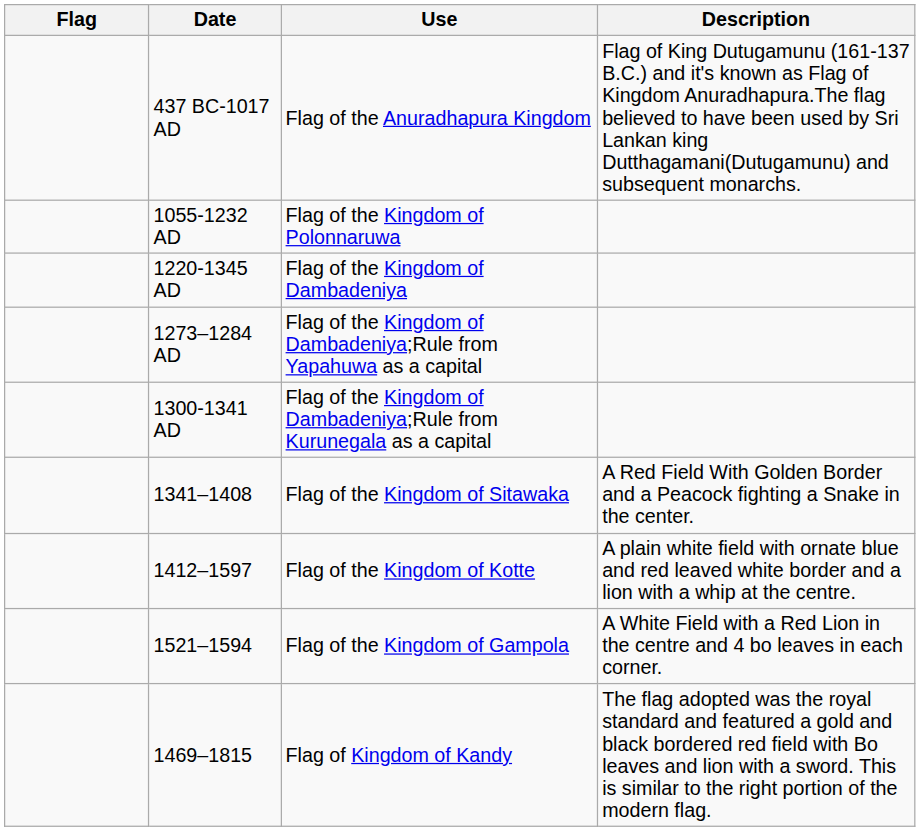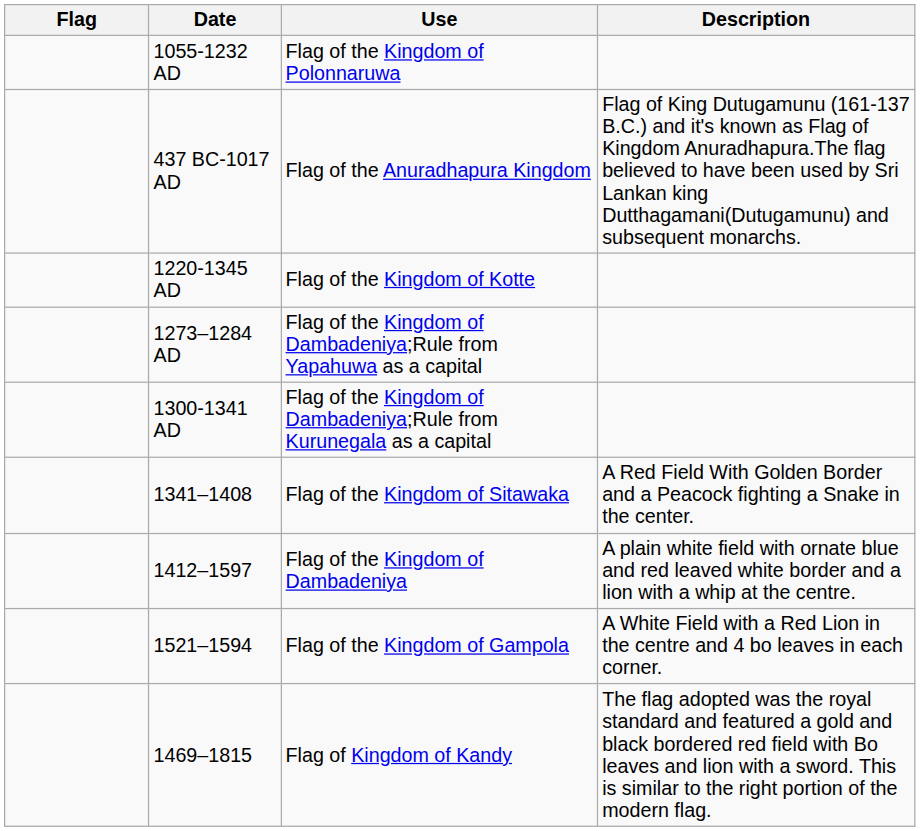rows swapped: (212, 117) <-> (201, 226)
(385, 279) Flag of the Kingdom of Dambadeniya -> (410, 279) Flag of the Kingdom of Kotte
(410, 570) Flag of the Kingdom of Kotte -> (385, 570) Flag of the Kingdom of Dambadeniya
